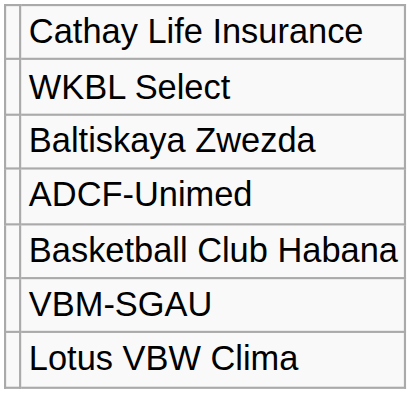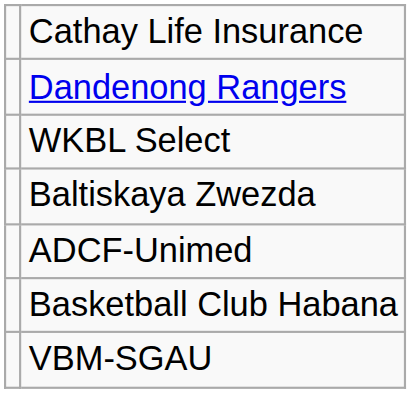+ row: (188, 86)
- row: (164, 359)
